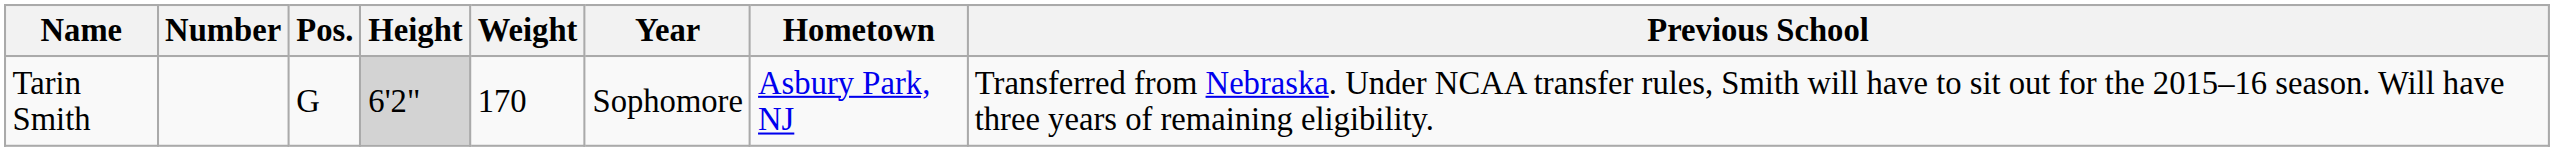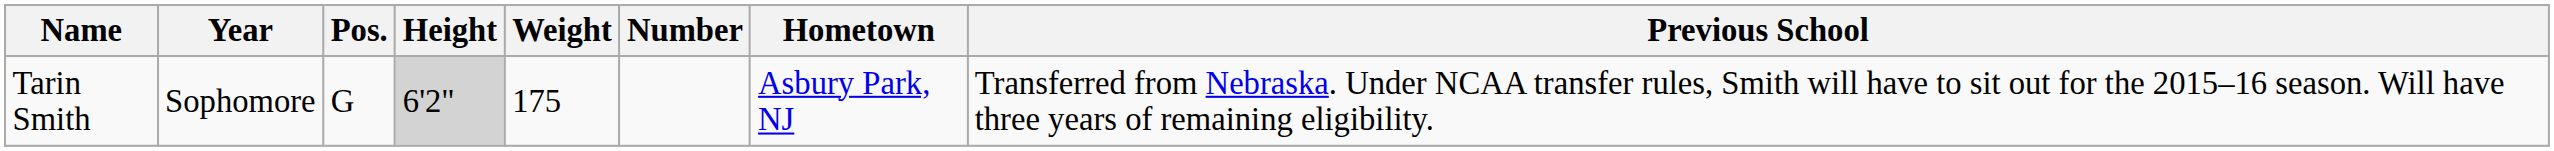columns swapped: (223, 30) <-> (668, 30)
(502, 100) 170 -> (537, 100) 175
